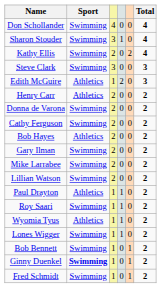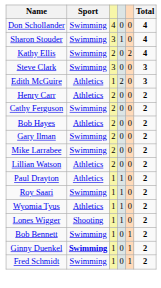- row: (36, 109)
(88, 178) Swimming -> (88, 164) Athletics
(88, 234) Swimming -> (88, 220) Shooting
